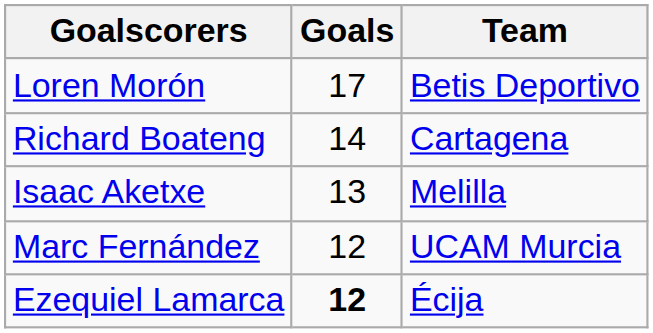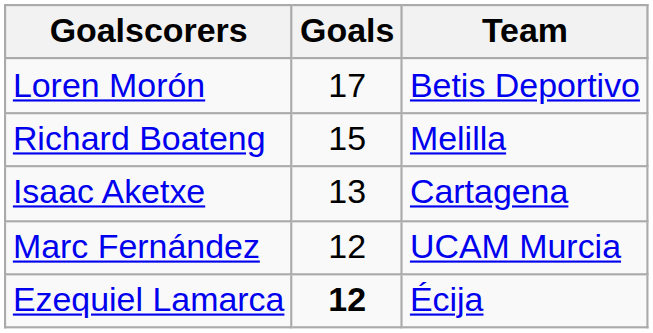(347, 138) 14 -> (347, 138) 15
(489, 138) Cartagena -> (458, 138) Melilla
(458, 192) Melilla -> (489, 192) Cartagena
